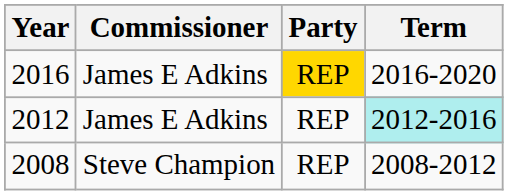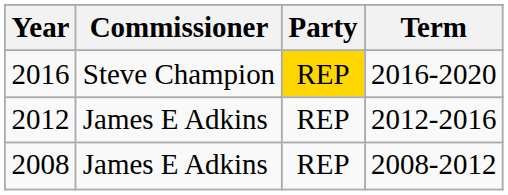(175, 73) James E Adkins -> (179, 73) Steve Champion
(434, 119) paleturquoise background -> (434, 119) no background
(179, 165) Steve Champion -> (175, 165) James E Adkins
